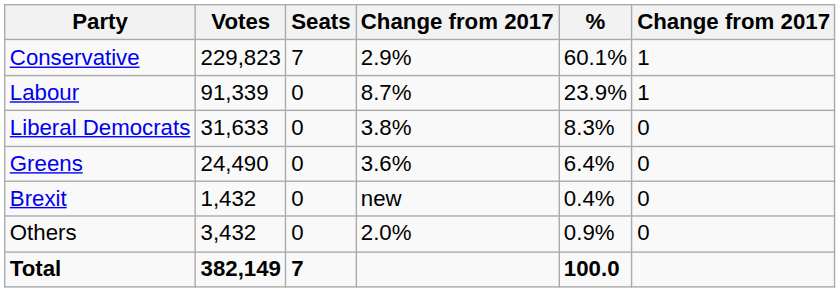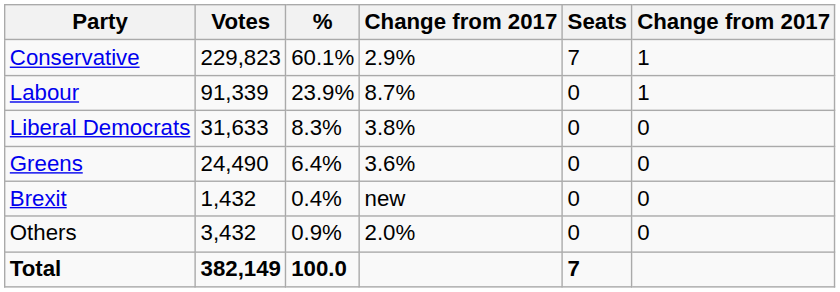columns swapped: (595, 22) <-> (321, 22)
